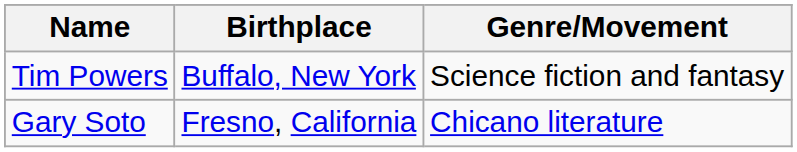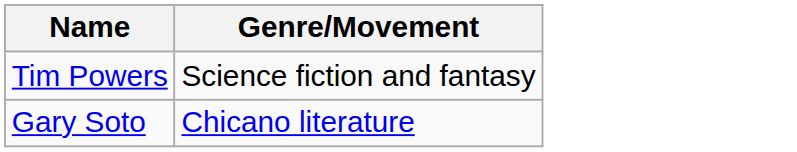- column: (299, 28)
